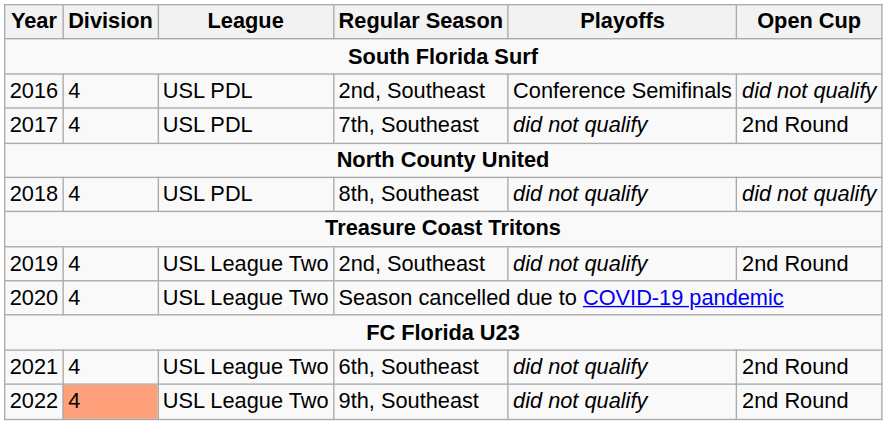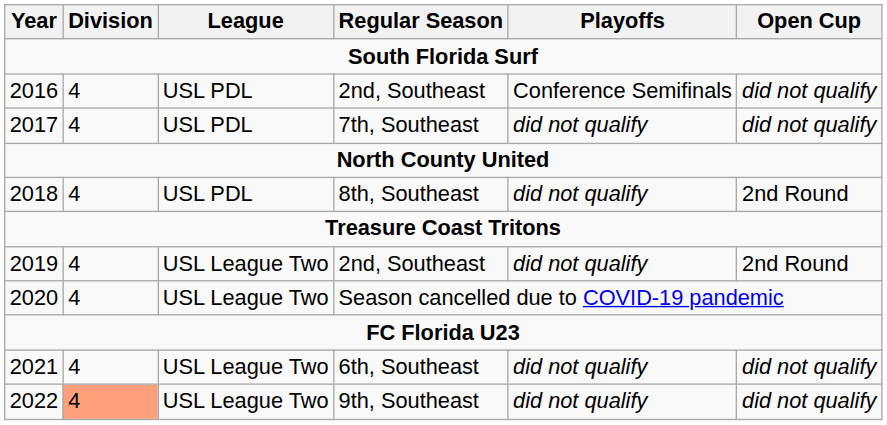(795, 125) 2nd Round -> (809, 125) did not qualify
(809, 194) did not qualify -> (795, 194) 2nd Round
(795, 366) 2nd Round -> (809, 366) did not qualify
(795, 401) 2nd Round -> (809, 401) did not qualify
